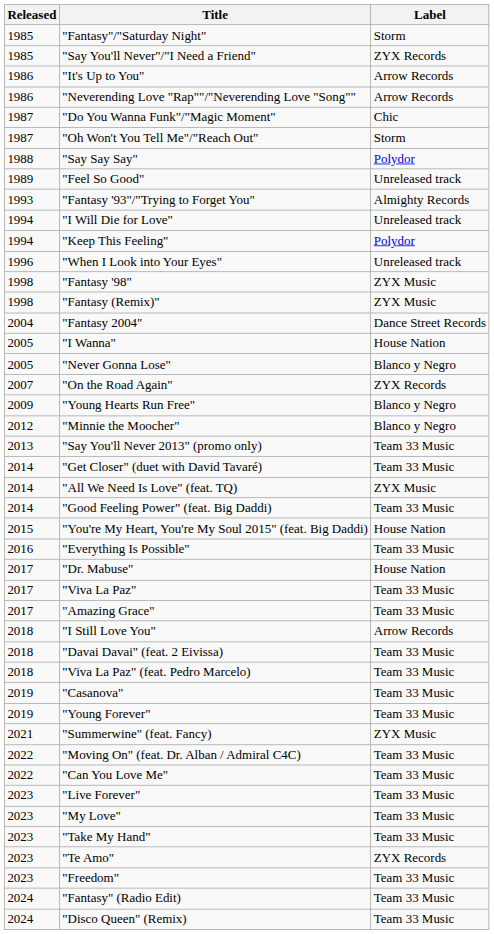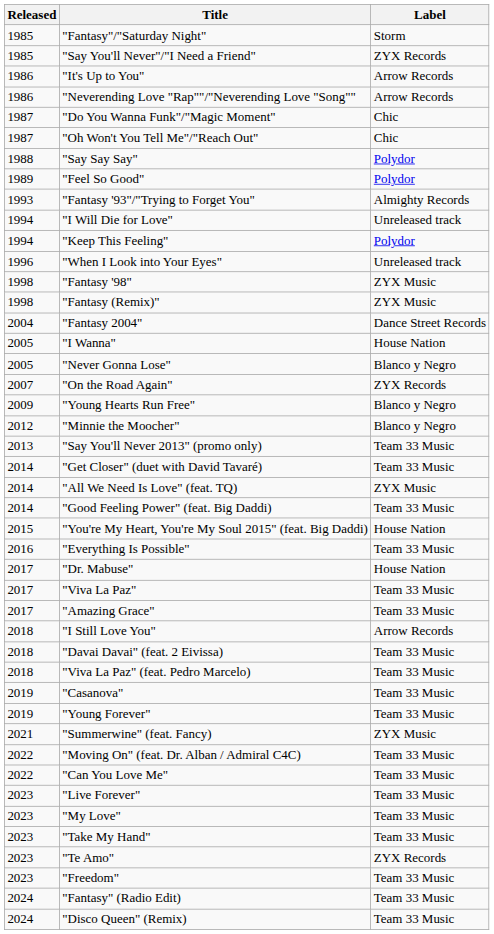(390, 138) Storm -> (386, 138) Chic
(418, 179) Unreleased track -> (394, 179) Polydor
